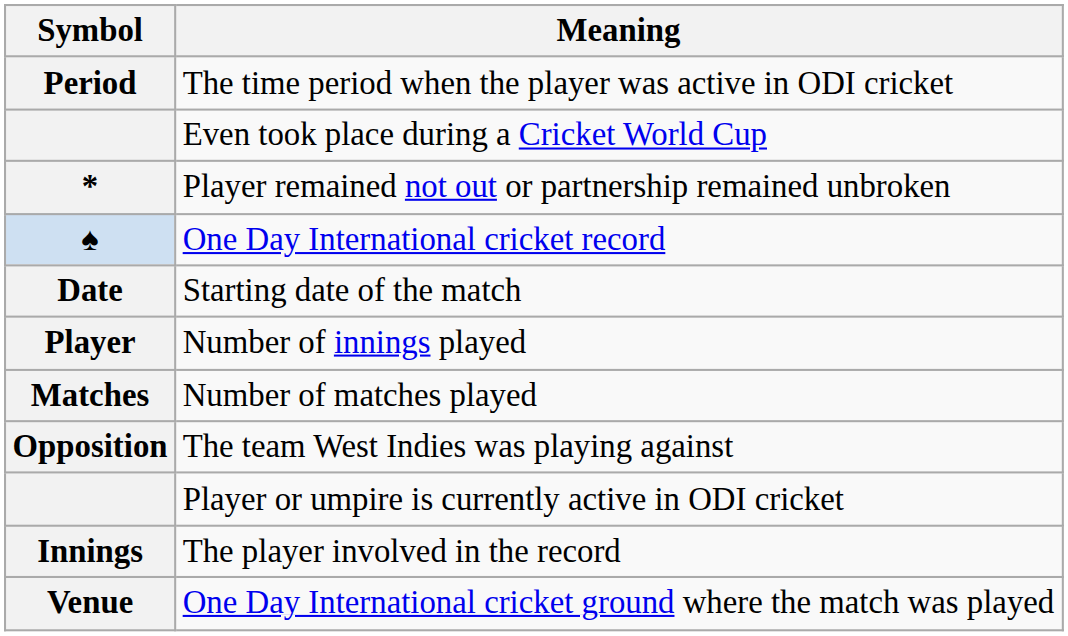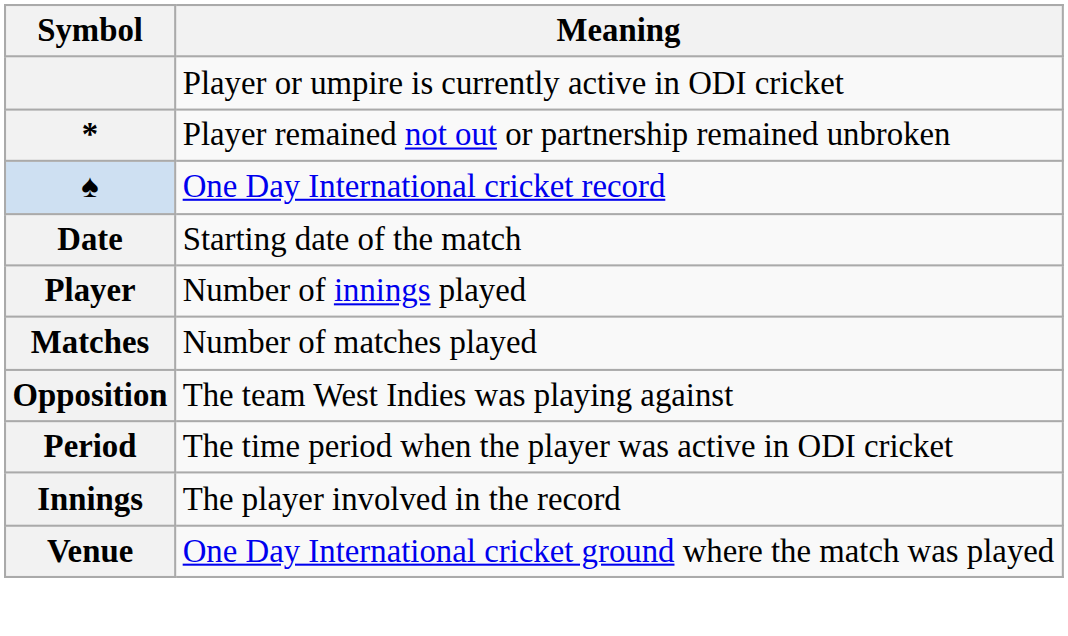rows swapped: (513, 498) <-> (568, 82)
- row: (475, 134)
